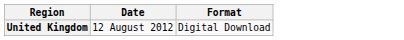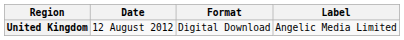+ column: (336, 12)
